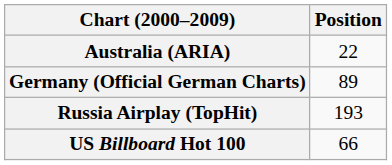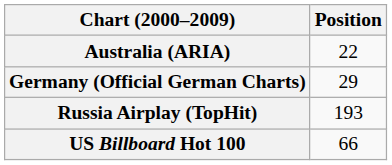(348, 81) 89 -> (348, 81) 29
